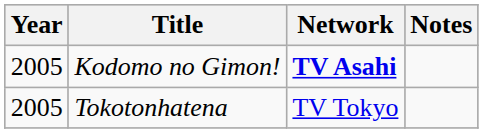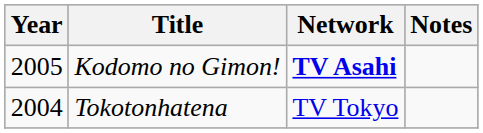(37, 107) 2005 -> (37, 107) 2004
